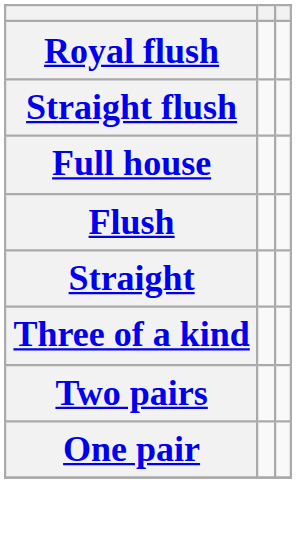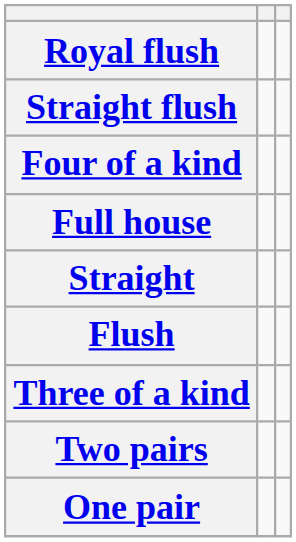+ row: (132, 163)
rows swapped: (132, 220) <-> (132, 278)
